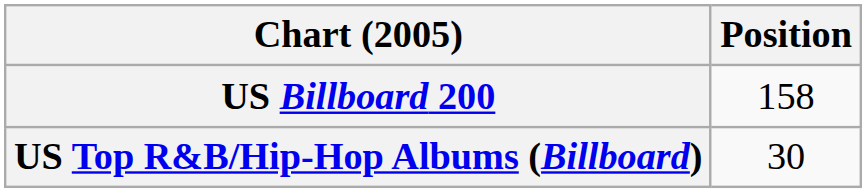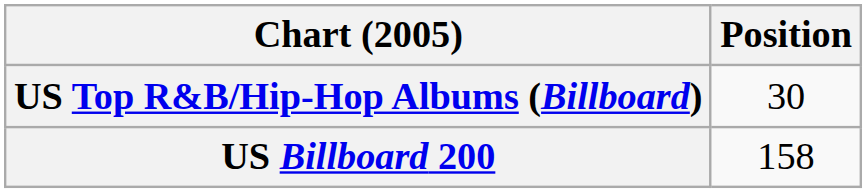rows swapped: (358, 95) <-> (358, 156)
